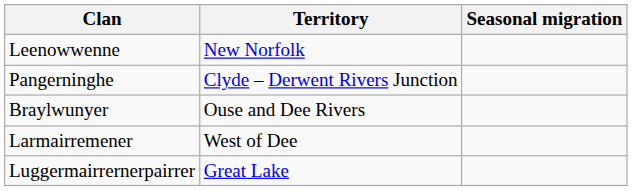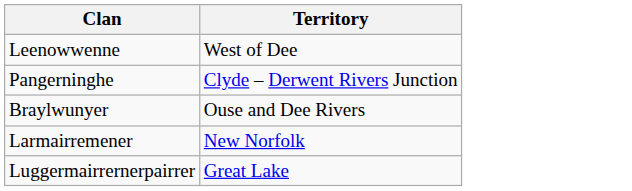- column: (544, 19)
(254, 49) New Norfolk -> (251, 49) West of Dee
(251, 140) West of Dee -> (254, 140) New Norfolk
